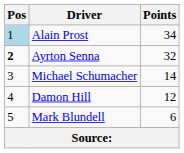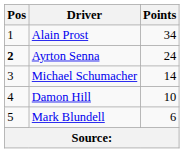(10, 35) lightblue background -> (10, 35) no background
(170, 56) 32 -> (170, 56) 24
(170, 97) 12 -> (170, 97) 10
